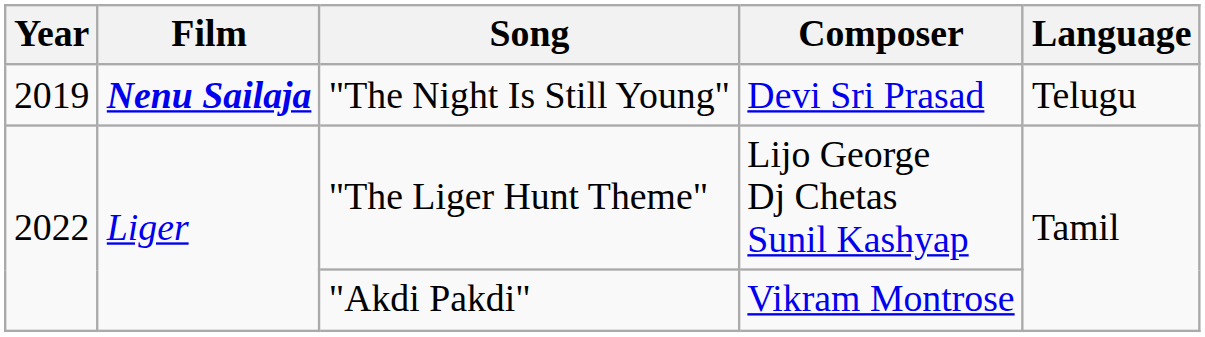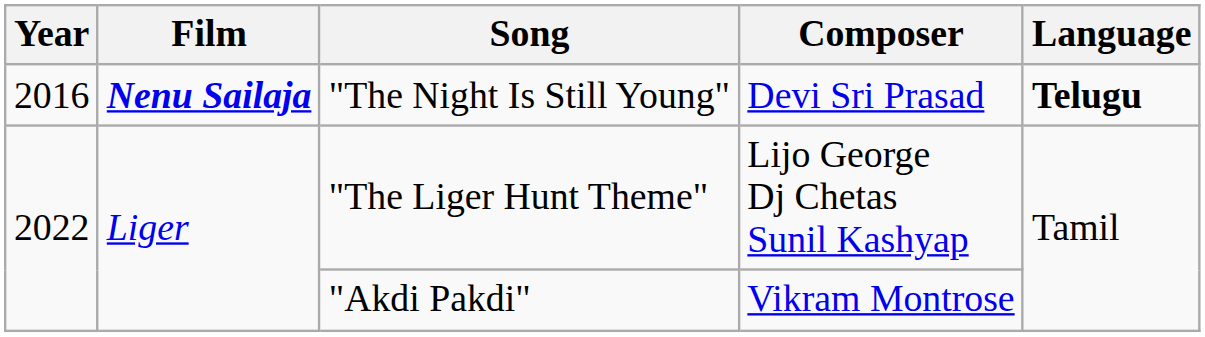(52, 94) 2019 -> (52, 94) 2016
(1084, 94) normal -> (1087, 94) bold
